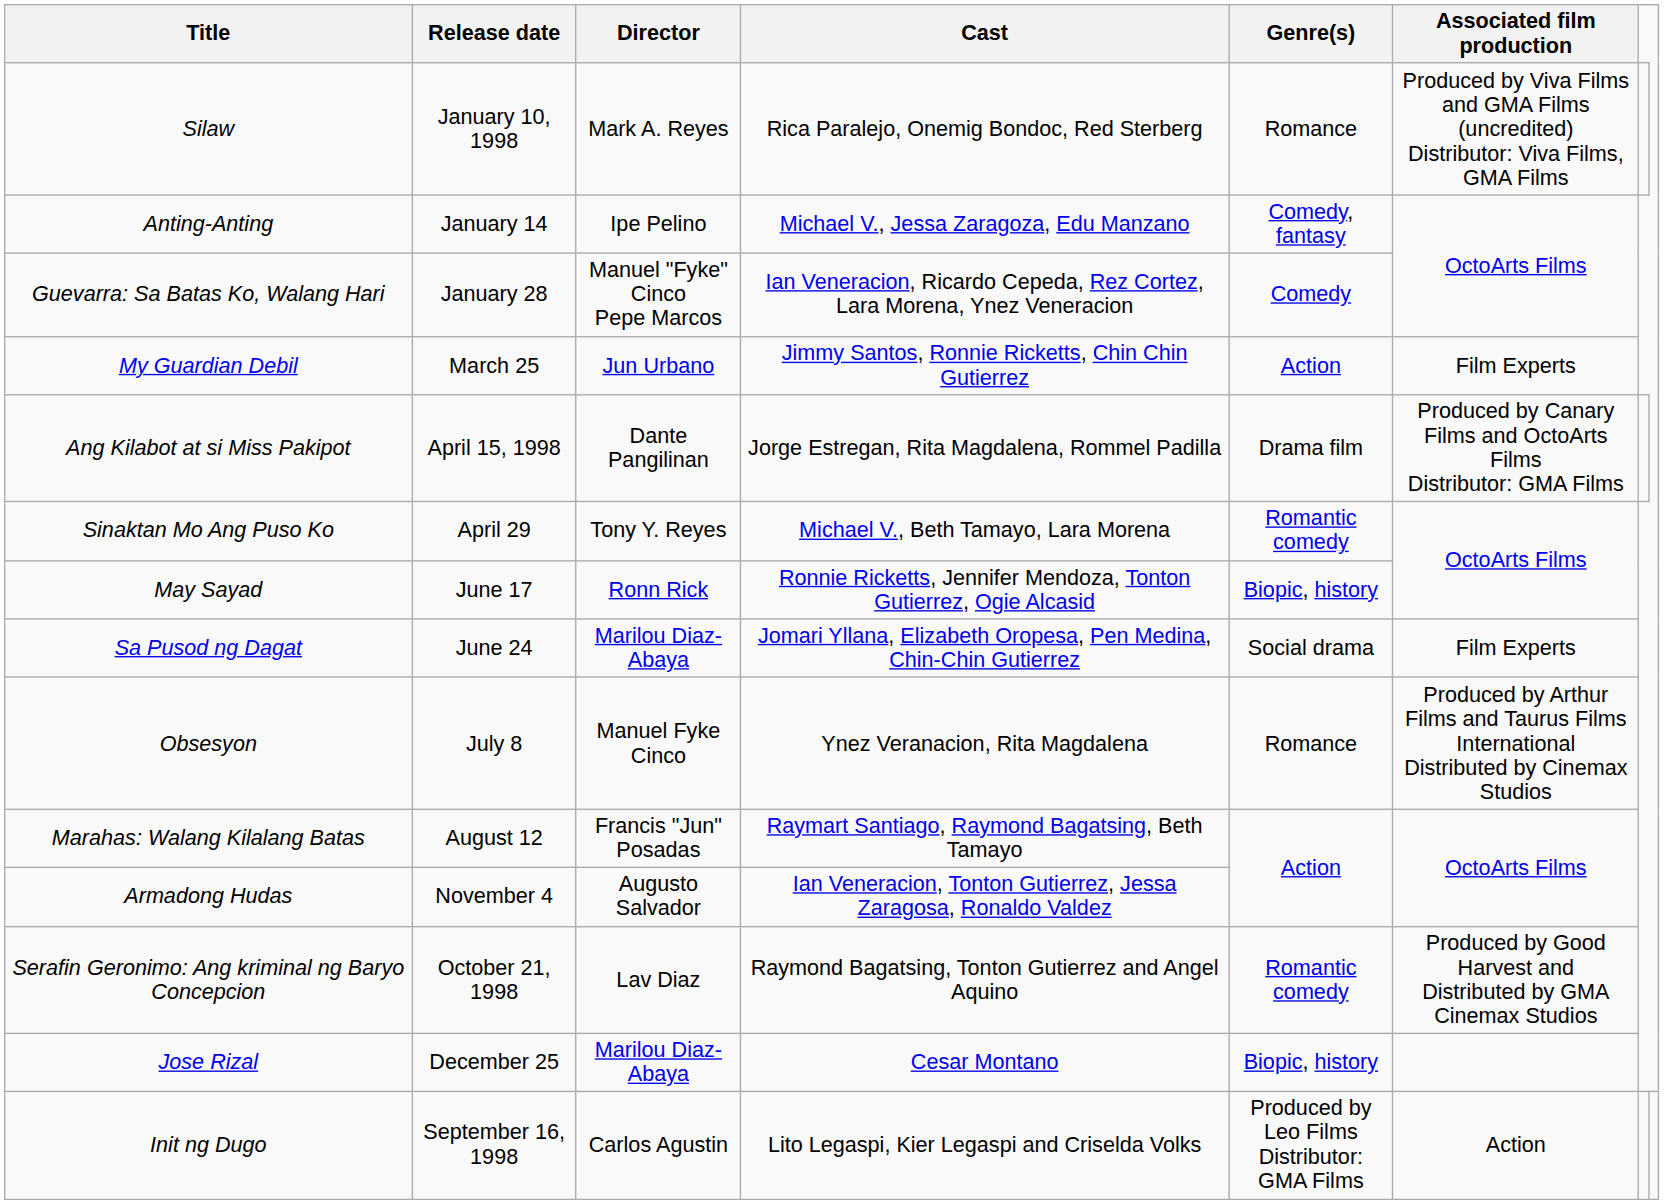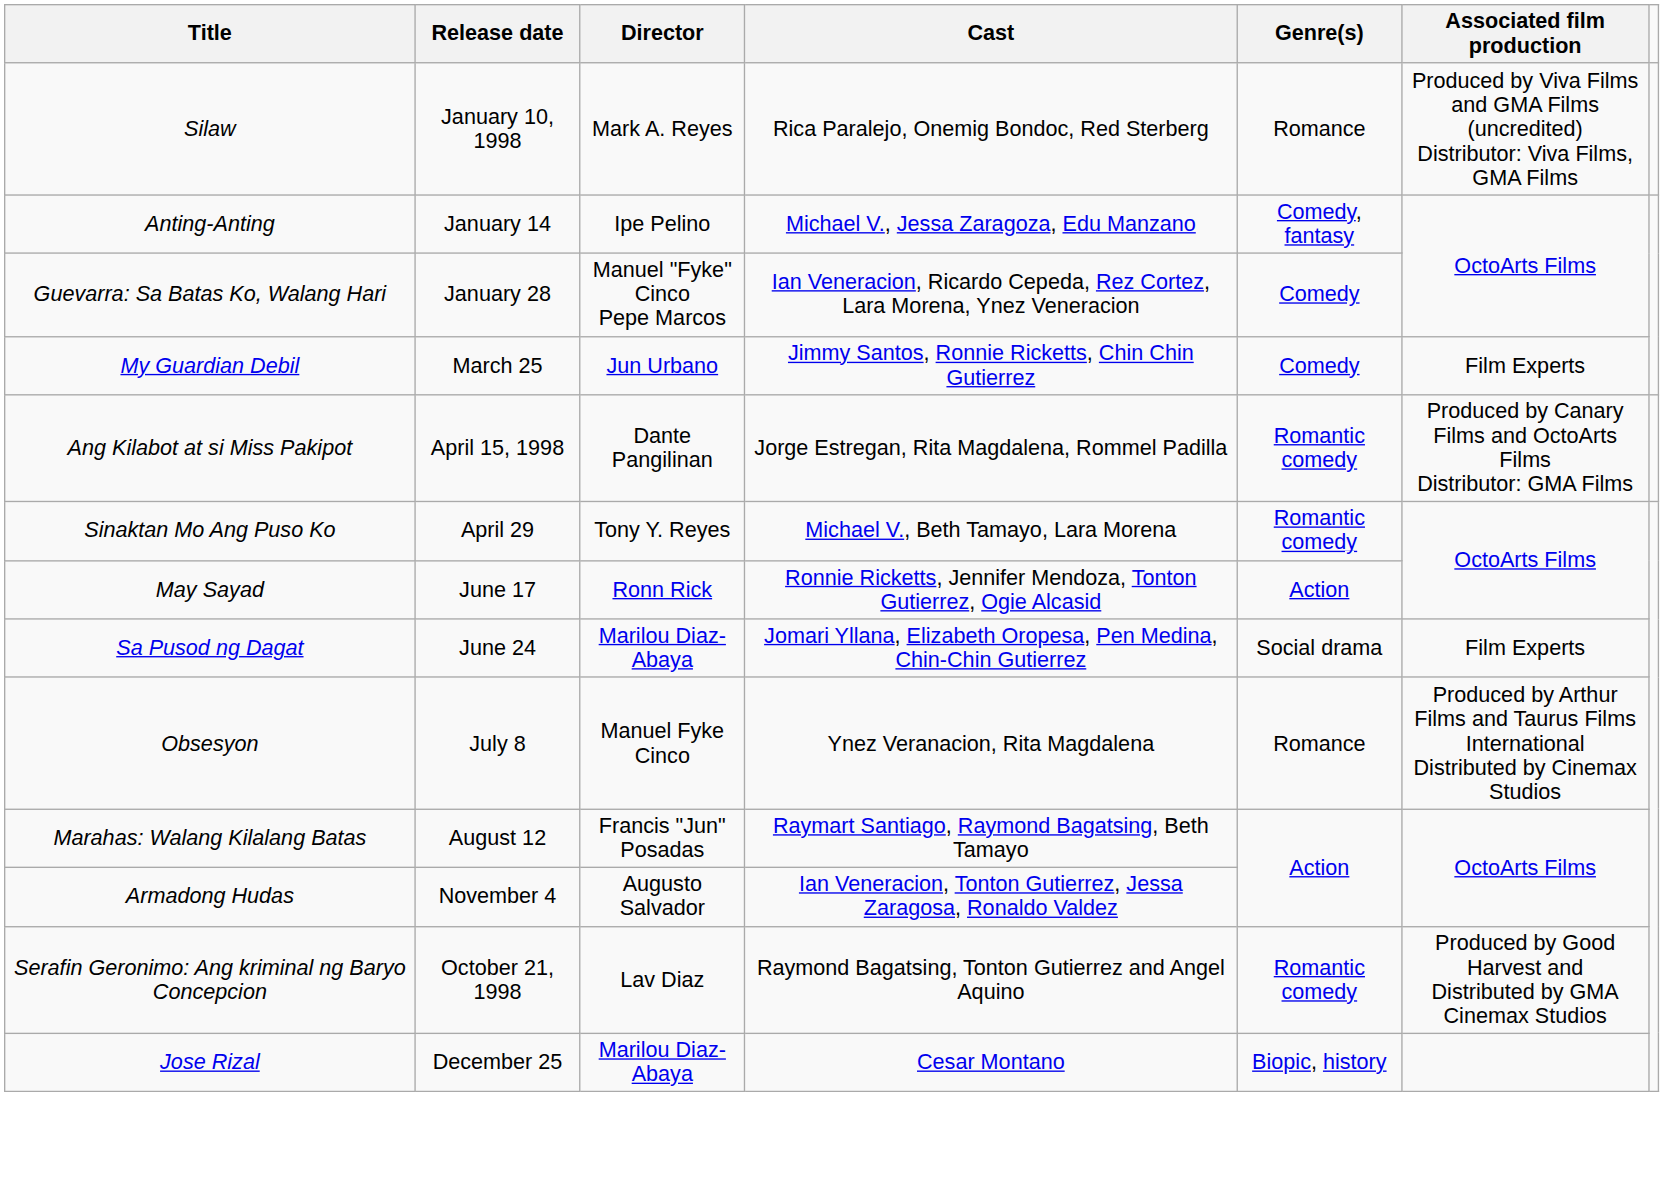(1311, 365) Action -> (1319, 365) Comedy
(1311, 448) Drama film -> (1319, 448) Romantic comedy
(1311, 589) Biopic, history -> (1319, 589) Action
- row: (208, 1145)
